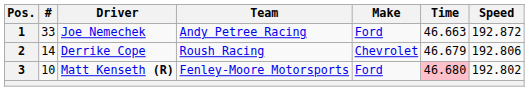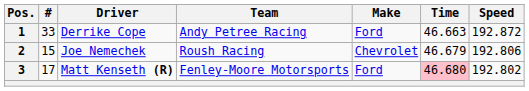(103, 33) Joe Nemechek -> (103, 33) Derrike Cope
(48, 52) 14 -> (48, 52) 15
(103, 52) Derrike Cope -> (103, 52) Joe Nemechek
(48, 71) 10 -> (48, 71) 17
